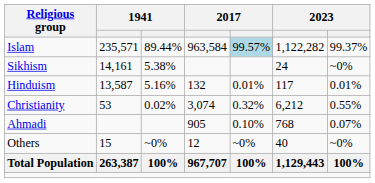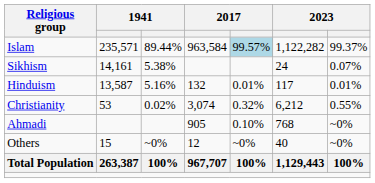(341, 66) ~0% -> (346, 66) 0.07%
(346, 124) 0.07% -> (341, 124) ~0%
